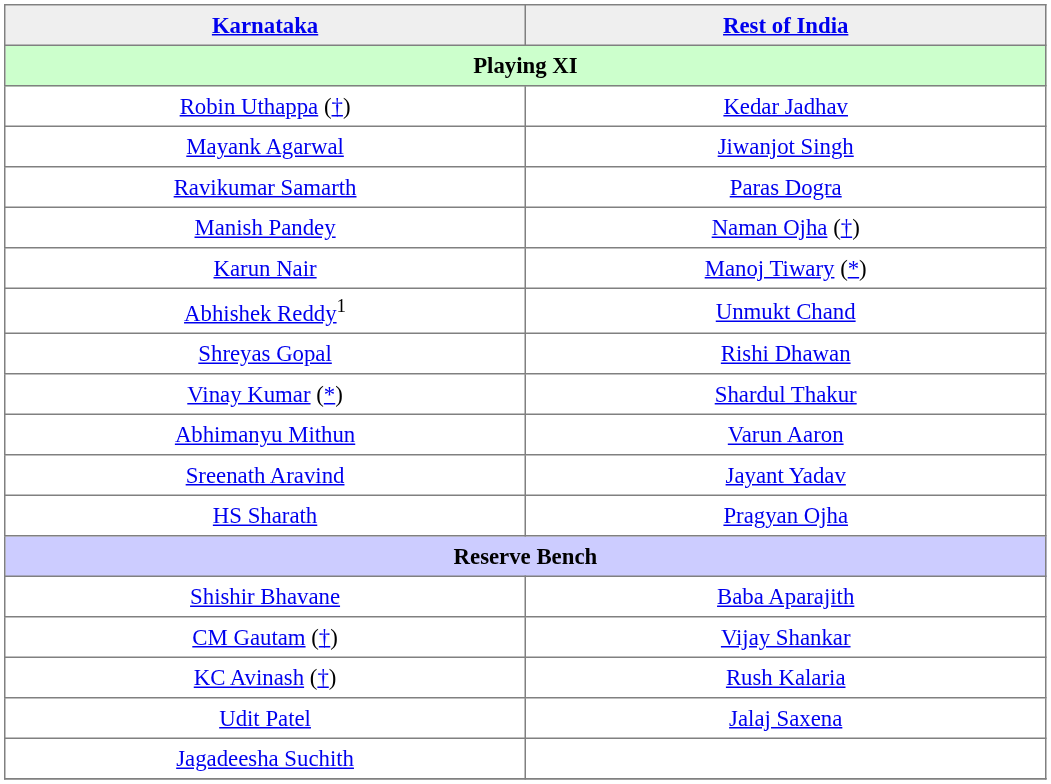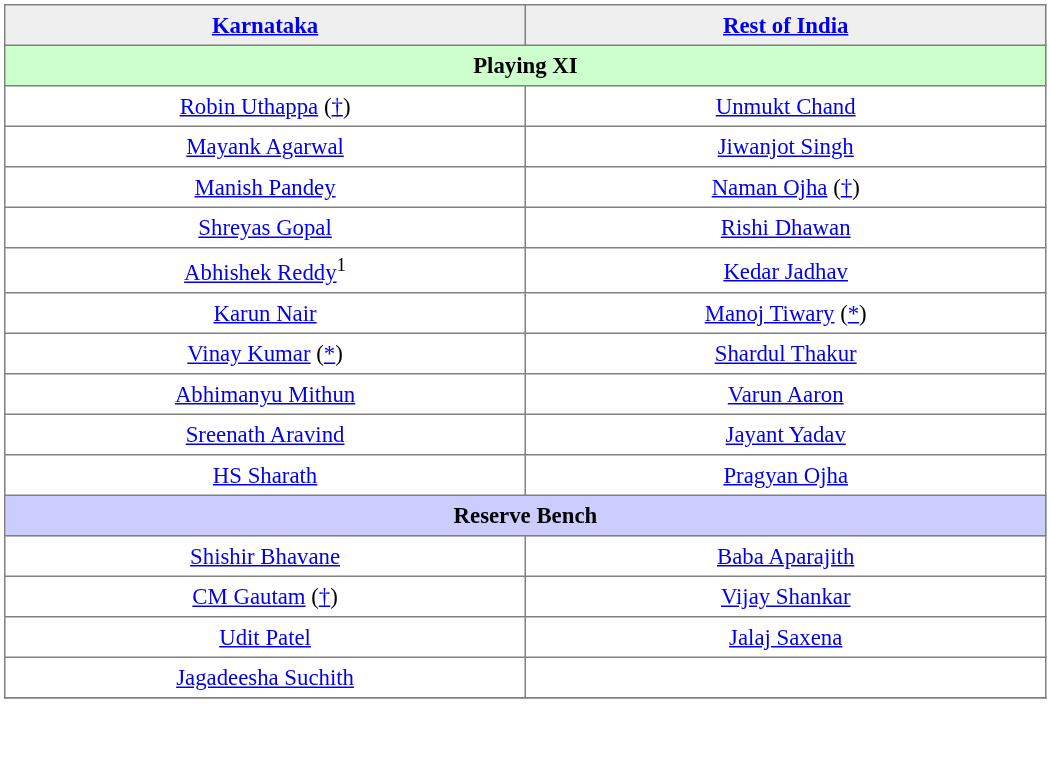(786, 105) Kedar Jadhav -> (786, 105) Unmukt Chand
- row: (265, 186)
rows swapped: (265, 267) <-> (265, 353)
(786, 310) Unmukt Chand -> (786, 270) Kedar Jadhav
- row: (265, 677)
